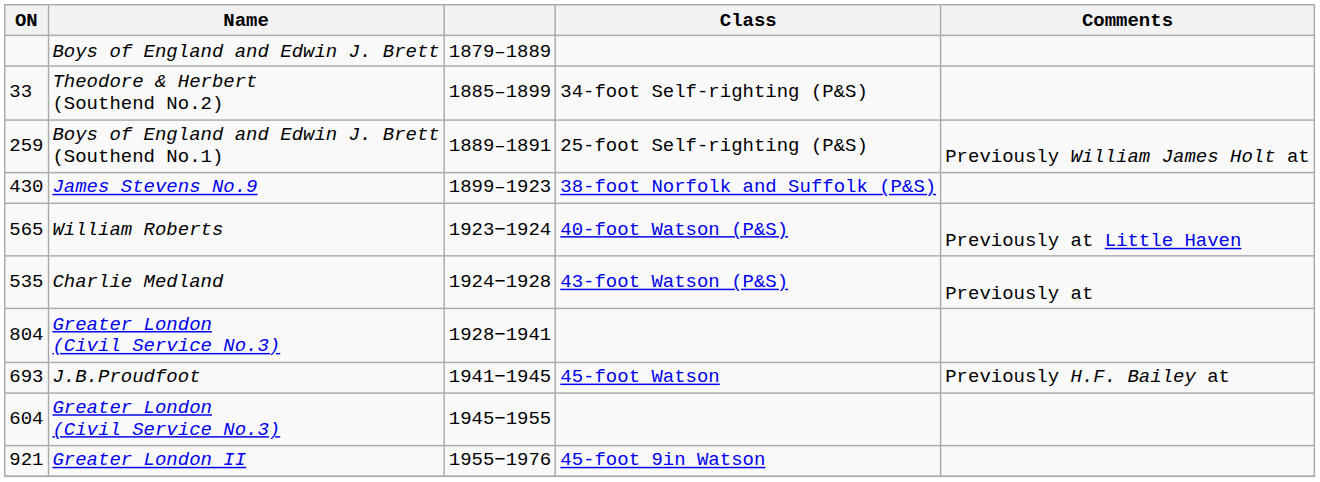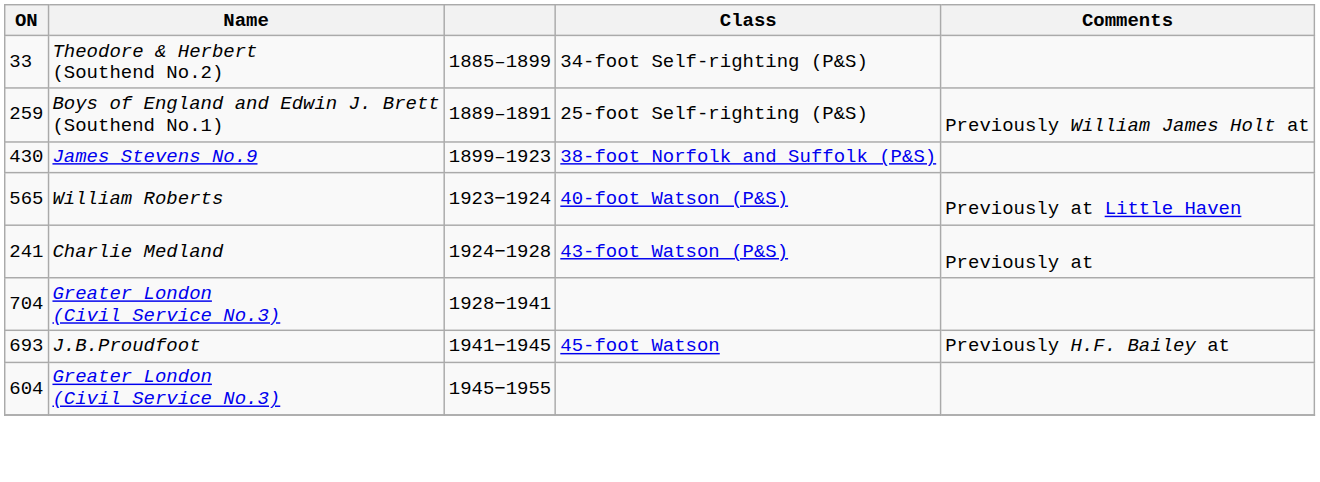- row: (246, 51)
(26, 282) 535 -> (26, 252) 241
(26, 335) 804 -> (26, 304) 704
- row: (149, 461)
